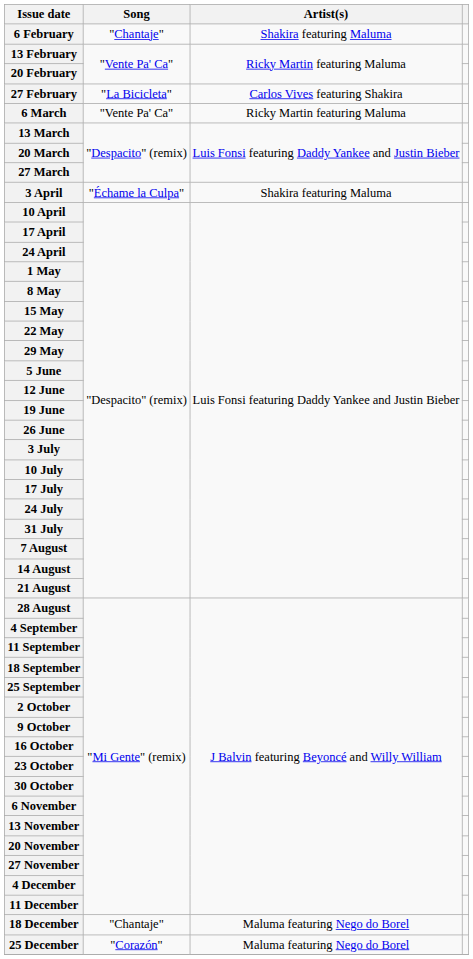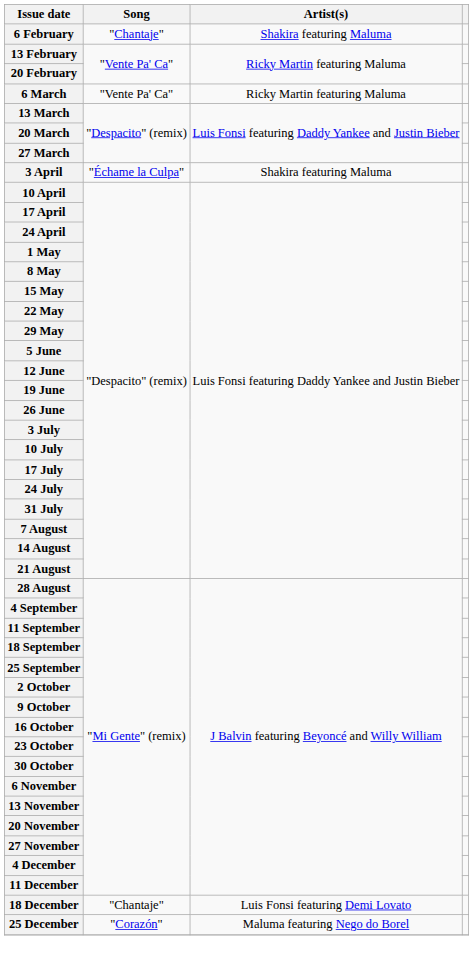- row: (44, 93)
(326, 924) Maluma featuring Nego do Borel -> (326, 905) Luis Fonsi featuring Demi Lovato
